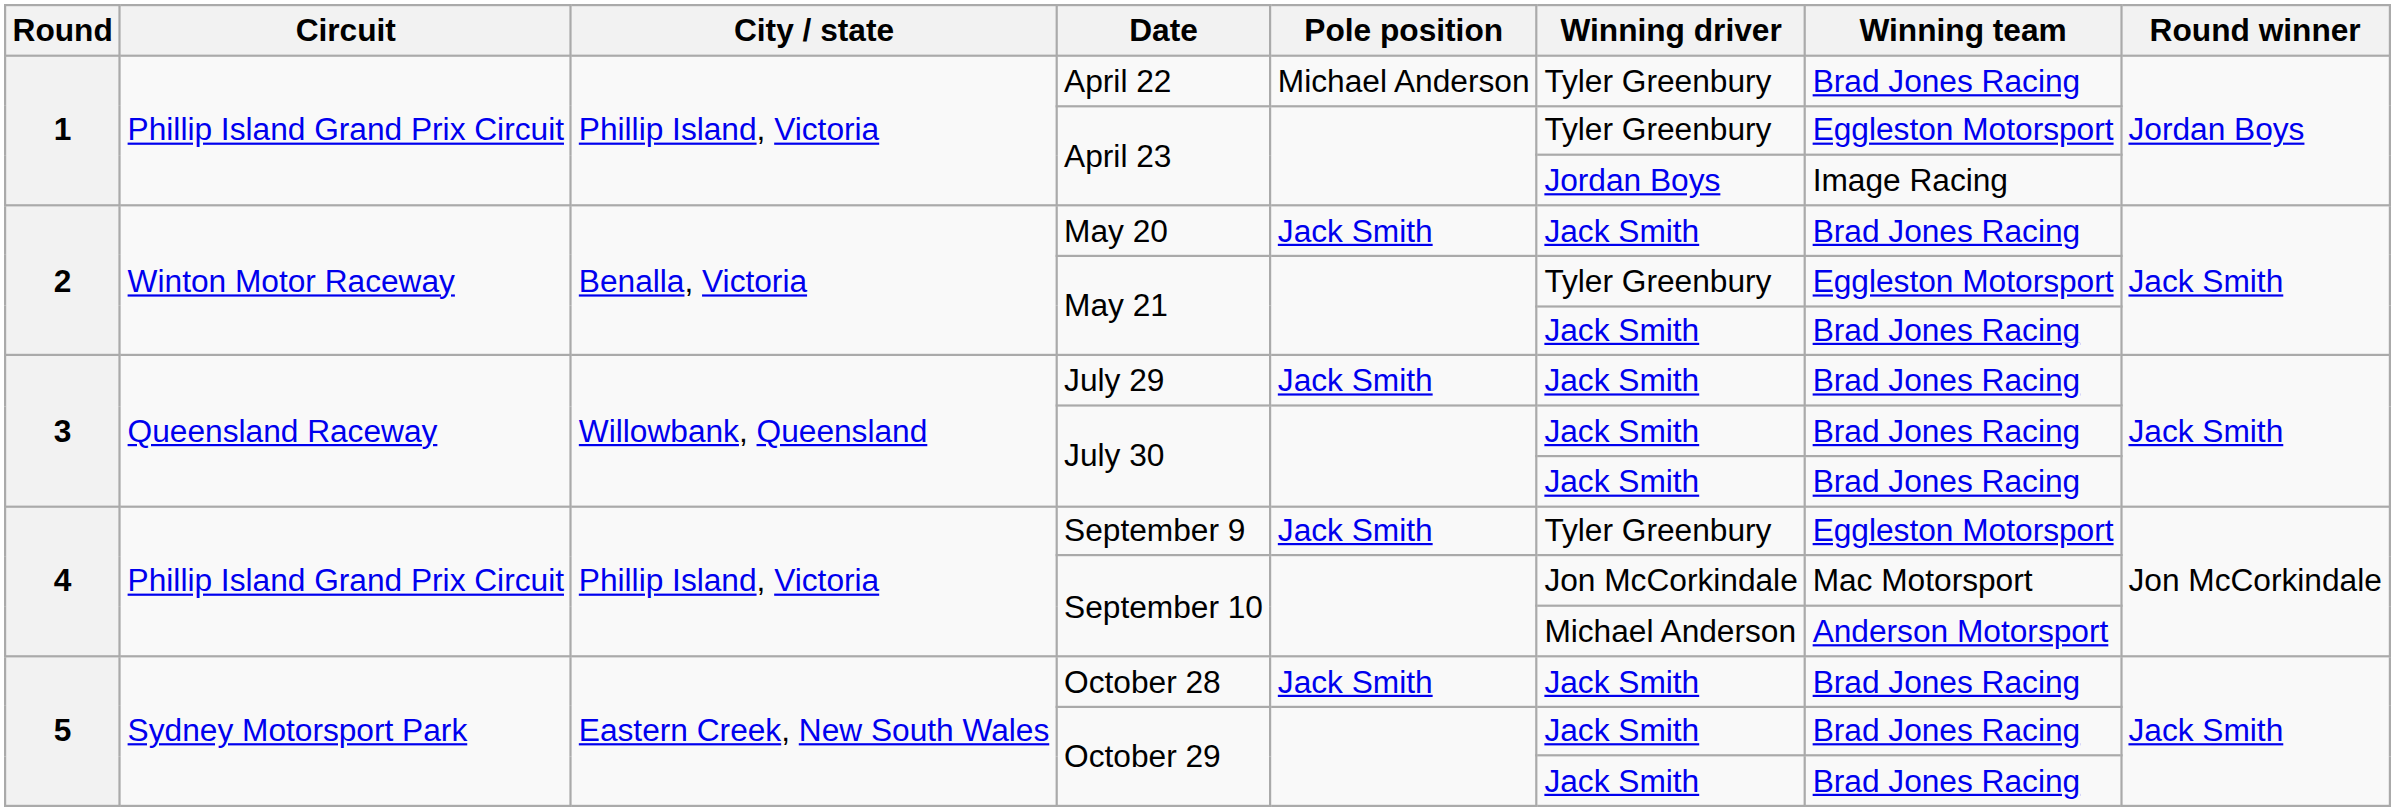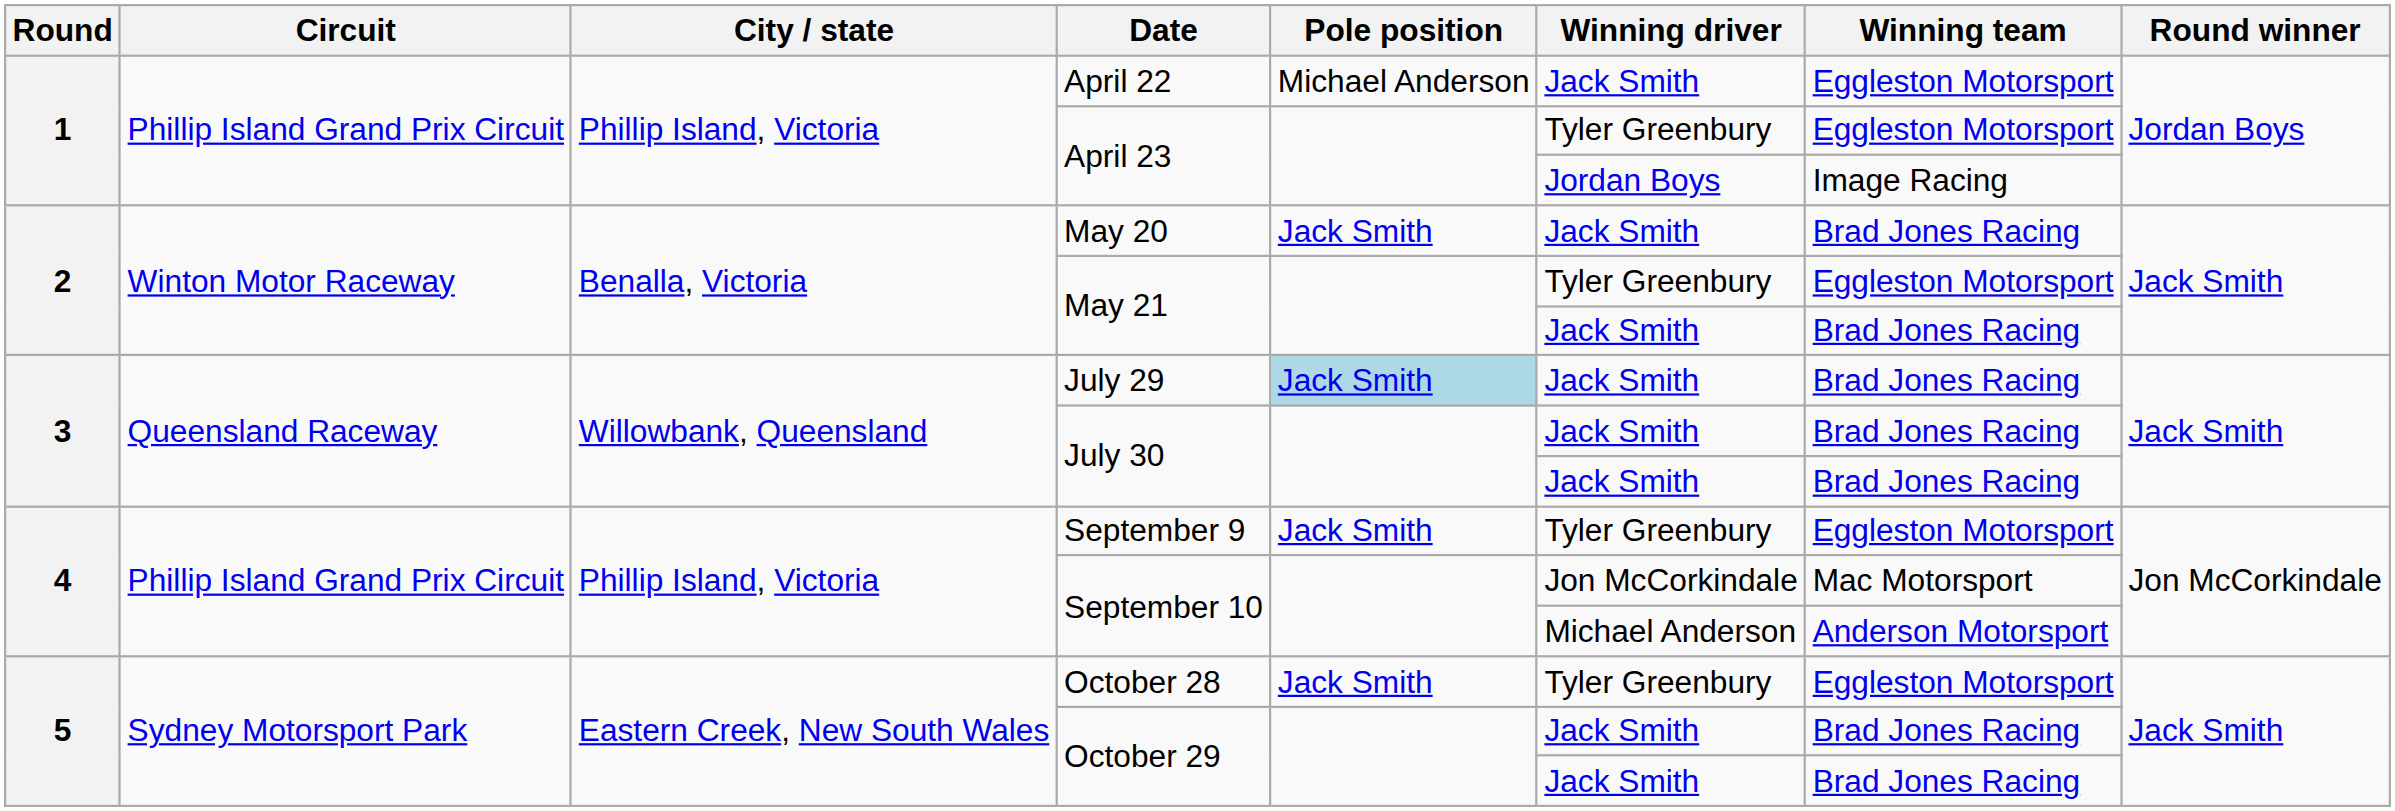(1658, 81) Tyler Greenbury -> (1622, 81) Jack Smith
(1946, 81) Brad Jones Racing -> (1963, 81) Eggleston Motorsport
(1355, 381) no background -> (1355, 381) lightblue background
(1622, 681) Jack Smith -> (1658, 681) Tyler Greenbury
(1946, 681) Brad Jones Racing -> (1963, 681) Eggleston Motorsport
